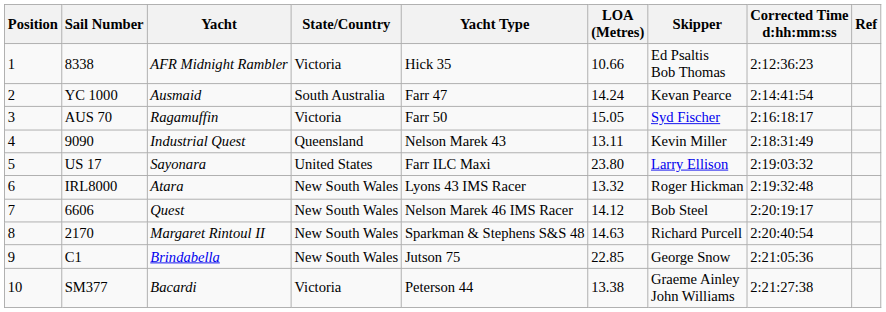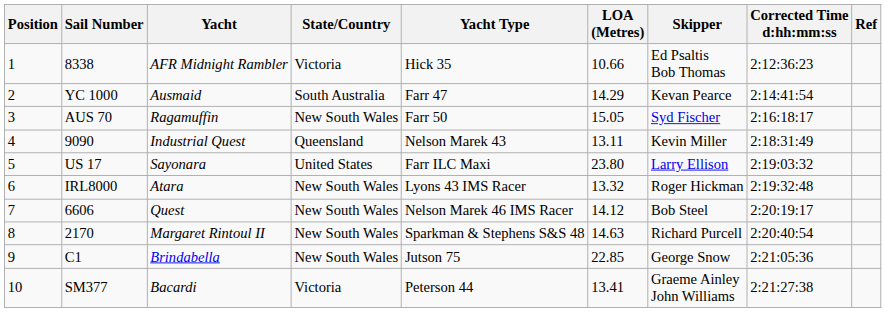(608, 94) 14.24 -> (608, 94) 14.29
(318, 118) Victoria -> (346, 118) New South Wales
(608, 287) 13.38 -> (608, 287) 13.41
